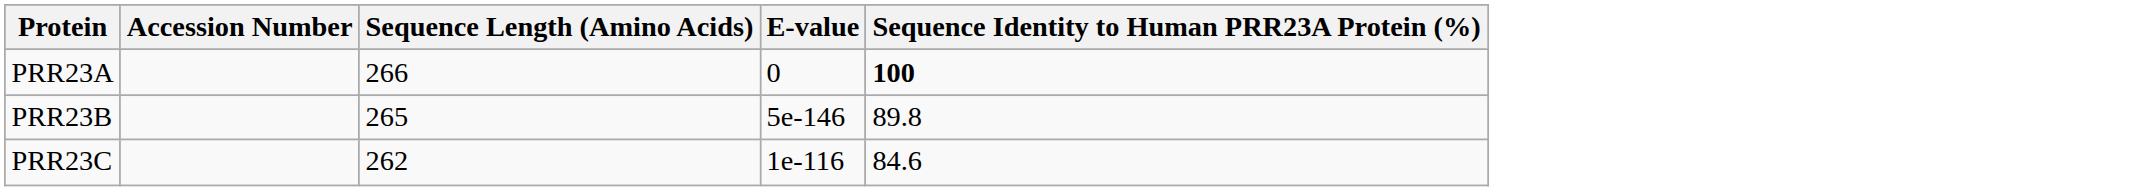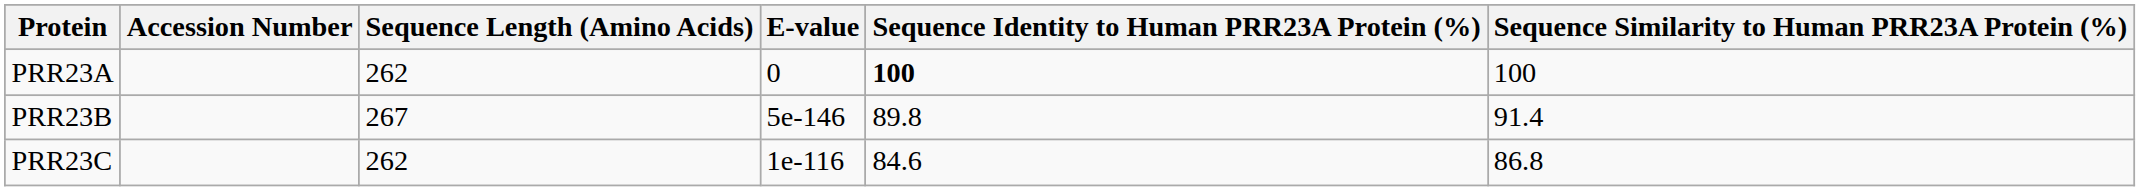+ column: (1811, 26)
(387, 71) 266 -> (387, 71) 262
(387, 116) 265 -> (387, 116) 267
